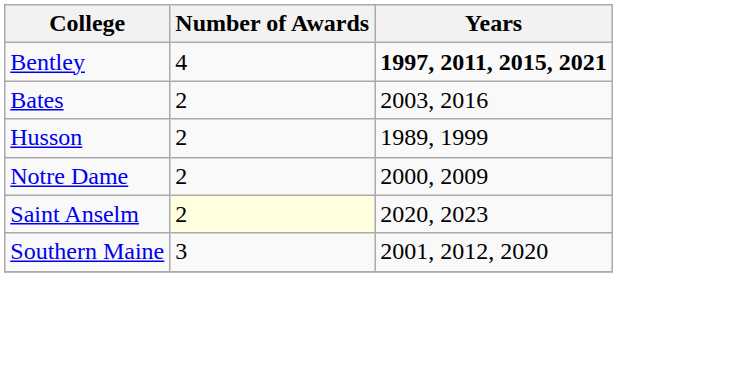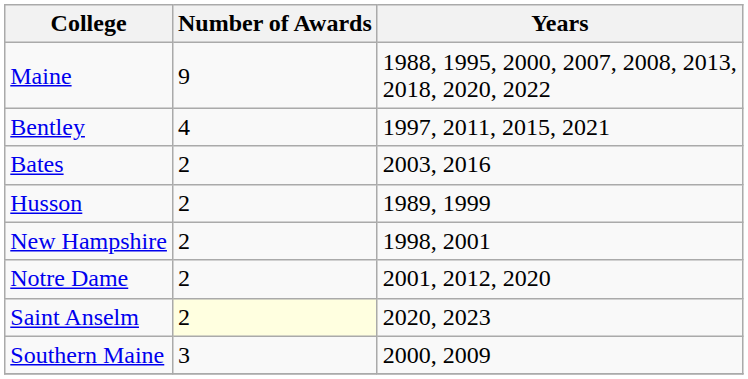+ row: (41, 75)
(494, 61) bold -> (496, 126) normal
+ row: (89, 240)
(434, 175) 2000, 2009 -> (467, 278) 2001, 2012, 2020
(464, 251) 2001, 2012, 2020 -> (437, 355) 2000, 2009
